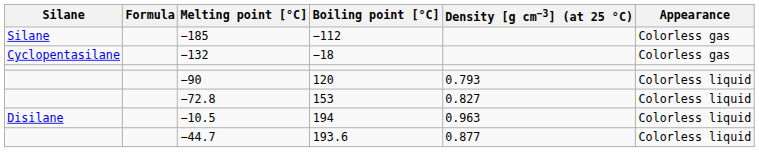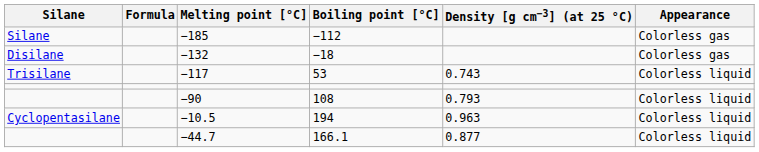(64, 55) Cyclopentasilane -> (35, 55) Disilane
+ row: (194, 74)
(323, 80) 120 -> (323, 99) 108
- row: (198, 99)
(35, 118) Disilane -> (64, 118) Cyclopentasilane
(330, 137) 193.6 -> (330, 137) 166.1
